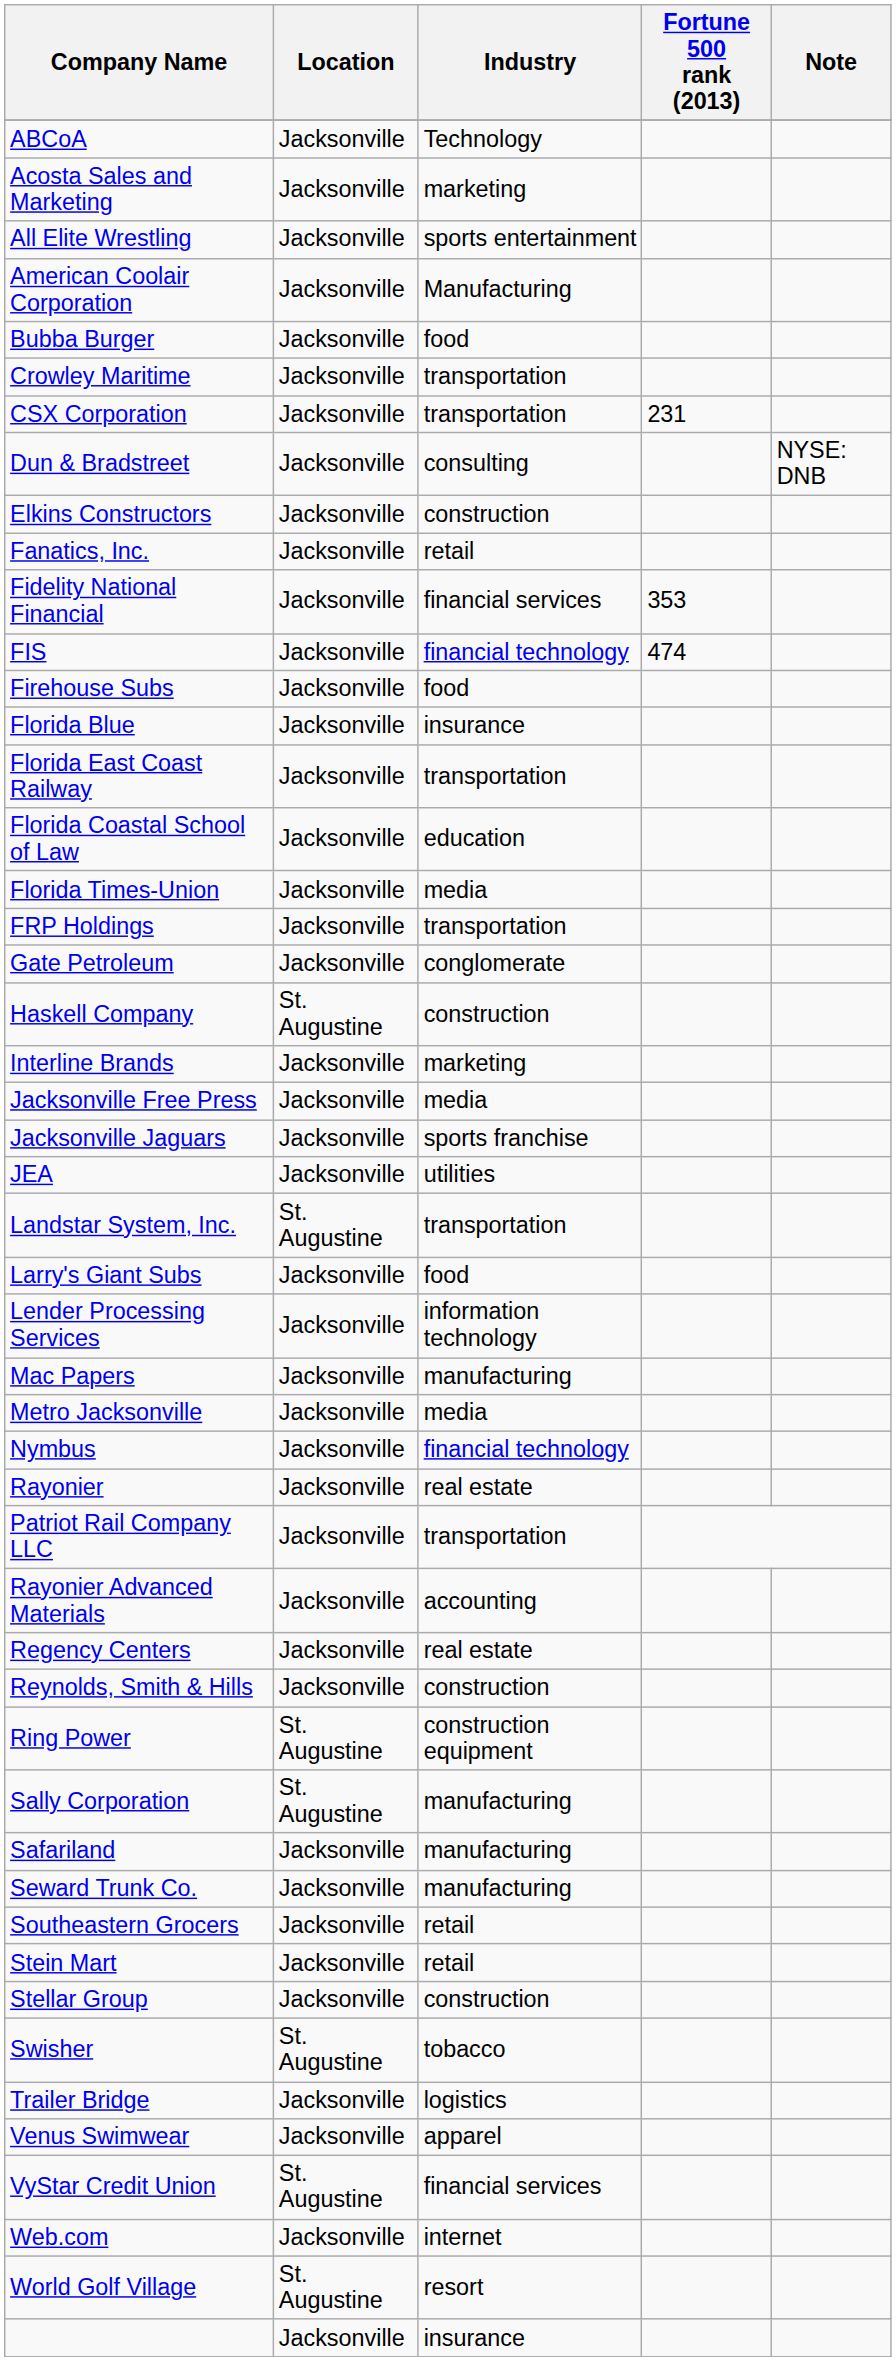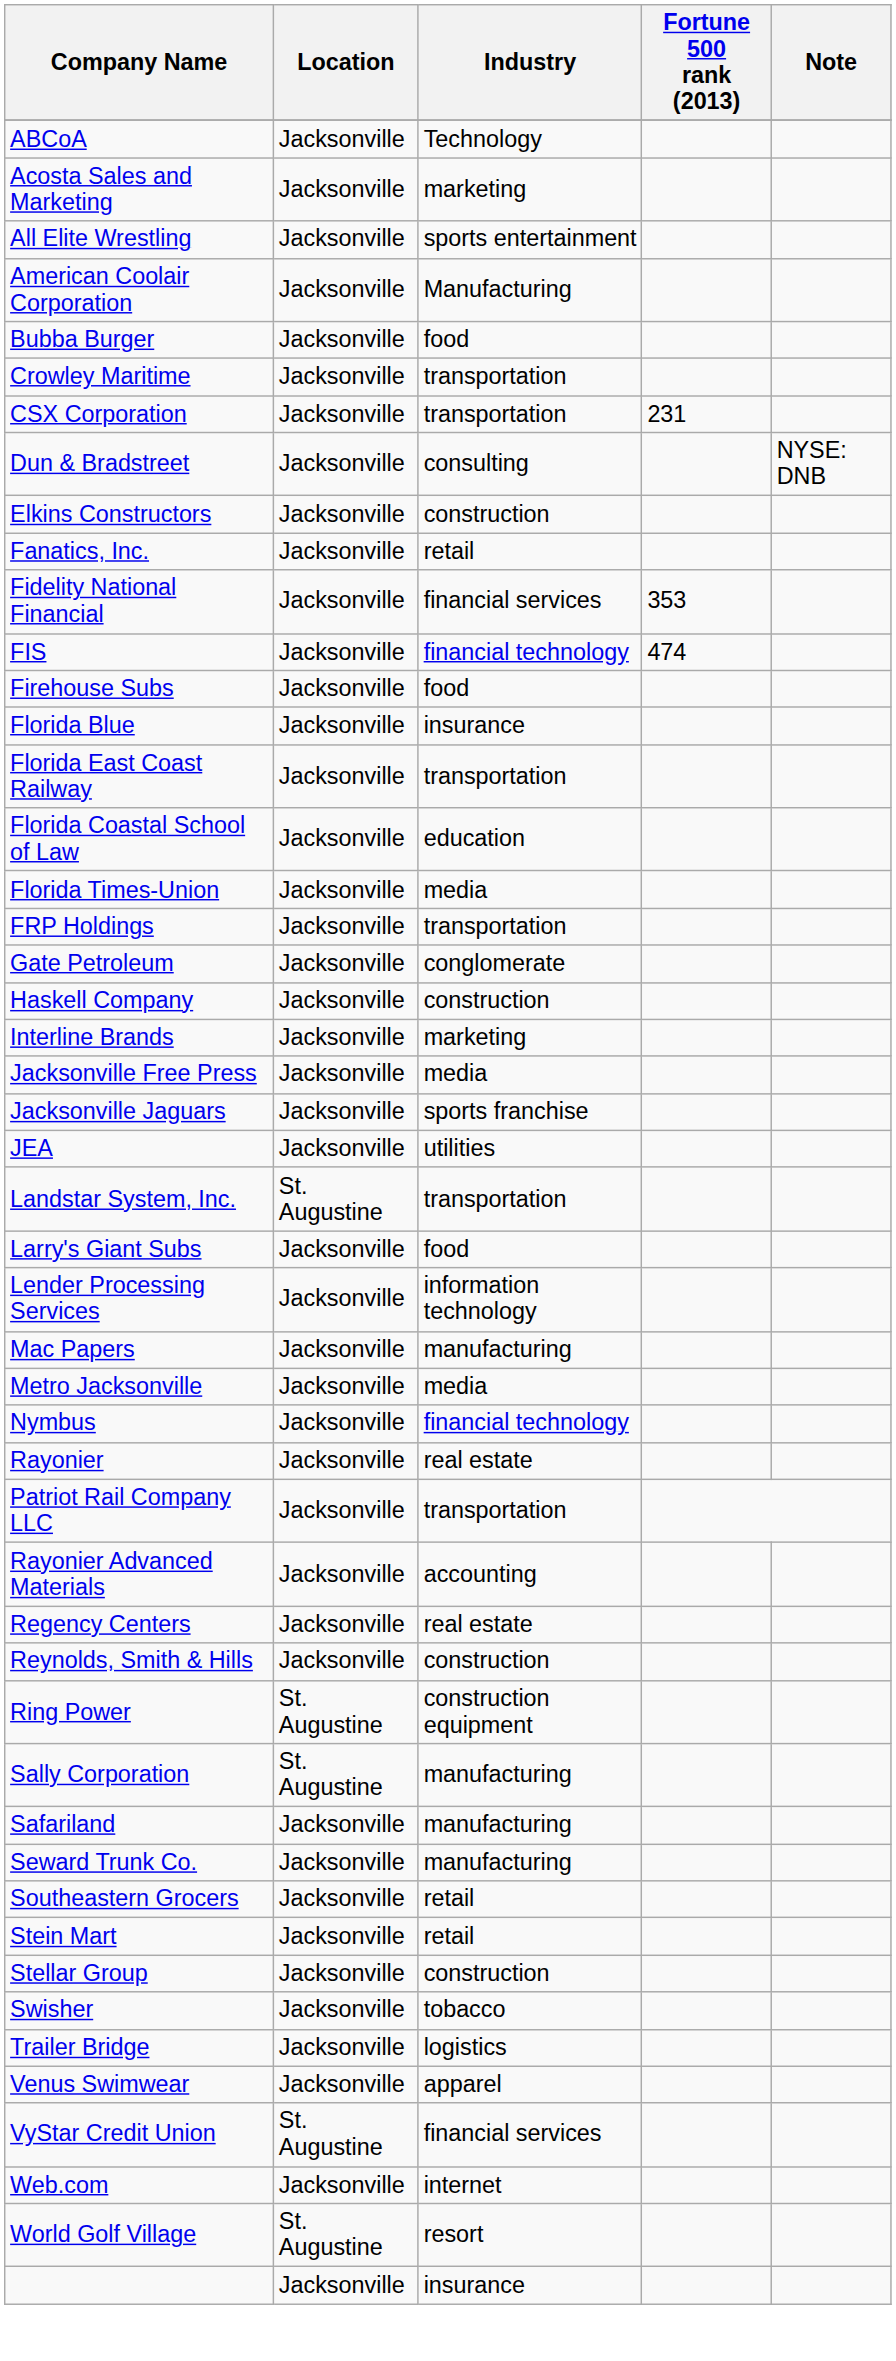(331, 1013) St. Augustine -> (342, 1000) Jacksonville
(331, 2049) St. Augustine -> (342, 2010) Jacksonville
